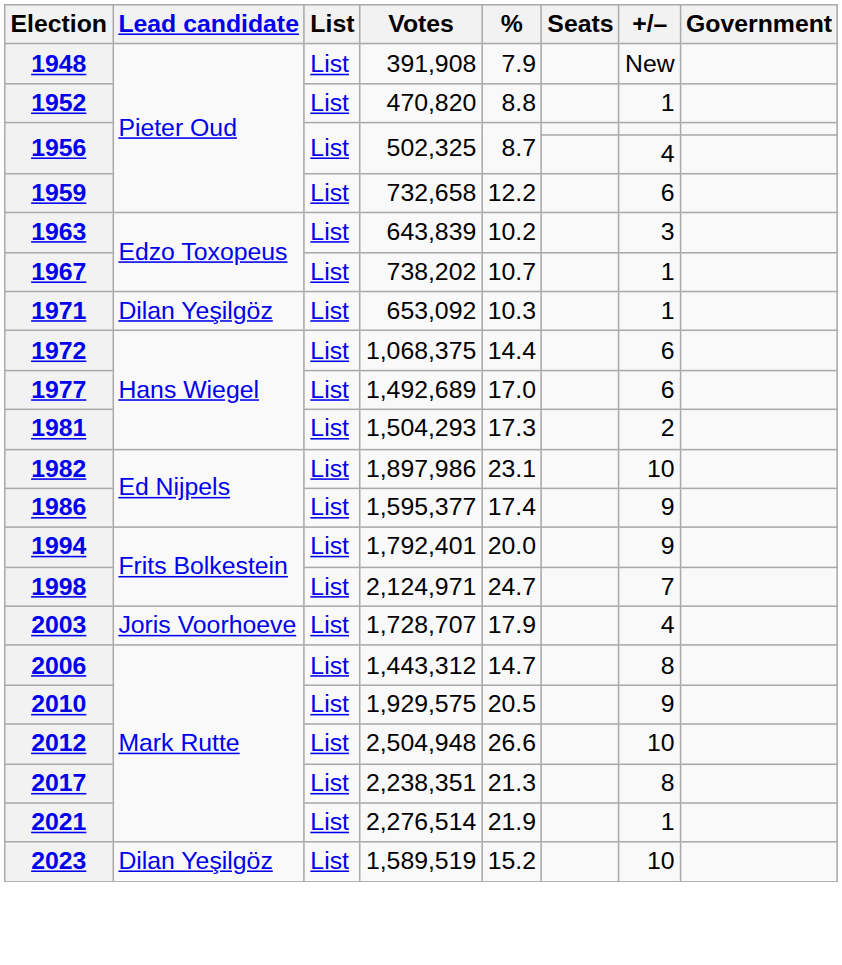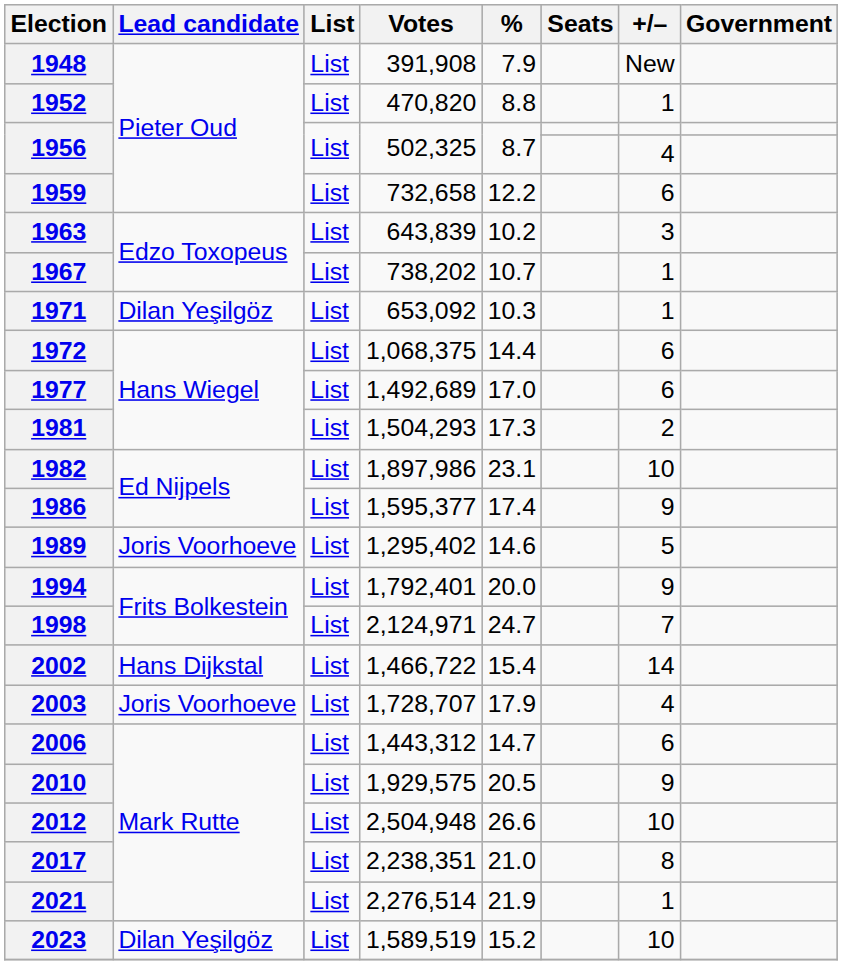+ row: (59, 546)
+ row: (59, 664)
(668, 664) 8 -> (668, 743) 6
(512, 782) 21.3 -> (512, 861) 21.0
